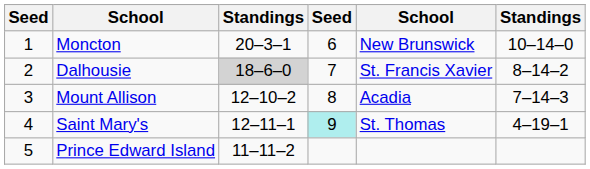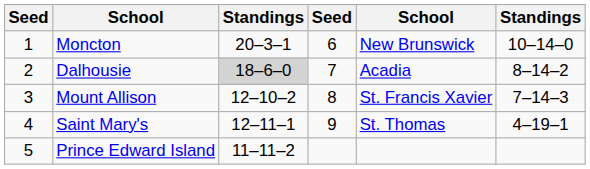(426, 71) St. Francis Xavier -> (385, 71) Acadia
(385, 97) Acadia -> (426, 97) St. Francis Xavier
(332, 124) paleturquoise background -> (332, 124) no background
